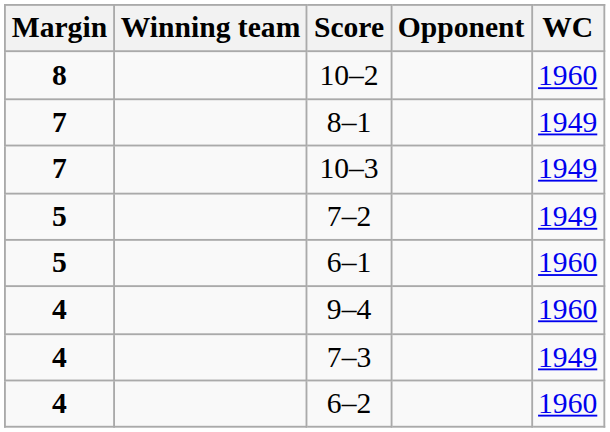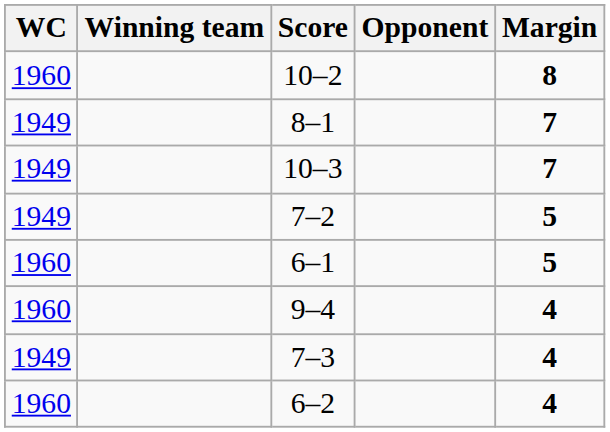columns swapped: (59, 27) <-> (568, 27)
